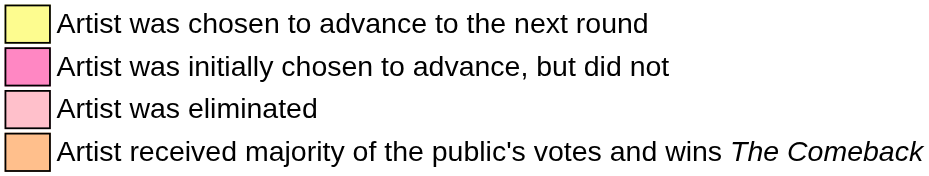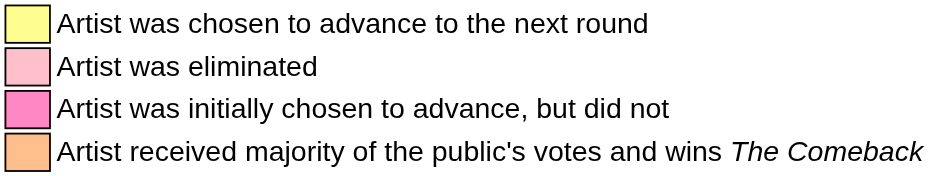rows swapped: (363, 66) <-> (187, 109)
